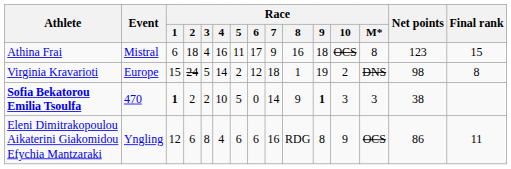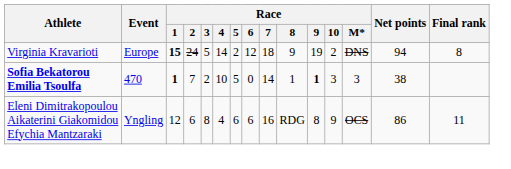- row: (35, 53)
(175, 72) normal -> (175, 53) bold
(298, 72) 1 -> (292, 53) 9
(418, 72) 98 -> (400, 53) 94
(192, 99) 2 -> (192, 79) 7
(298, 99) 9 -> (292, 79) 1
